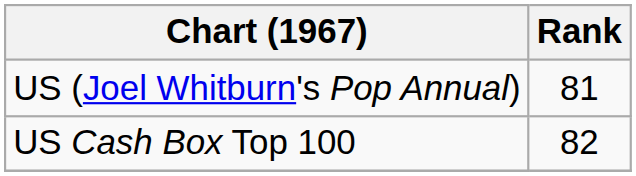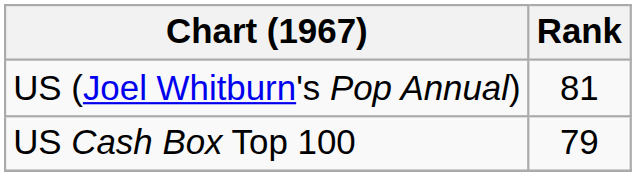(579, 142) 82 -> (579, 142) 79
